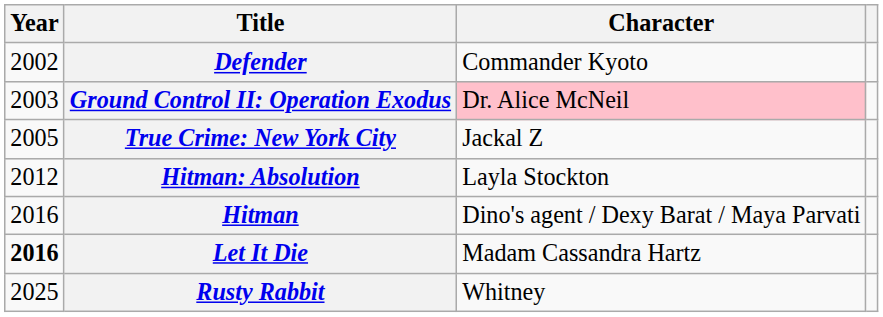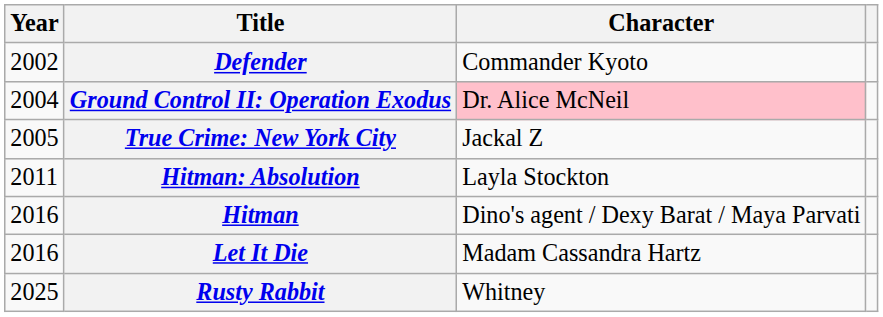(34, 100) 2003 -> (34, 100) 2004
(34, 176) 2012 -> (34, 176) 2011
(34, 253) bold -> (34, 253) normal
